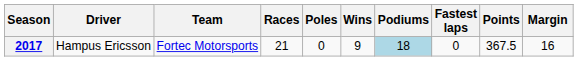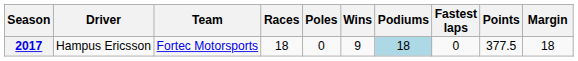(282, 46) 21 -> (282, 46) 18
(501, 46) 367.5 -> (501, 46) 377.5
(548, 46) 16 -> (548, 46) 18
